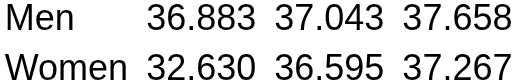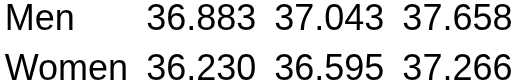(201, 67) 32.630 -> (201, 67) 36.230
(457, 67) 37.267 -> (457, 67) 37.266
